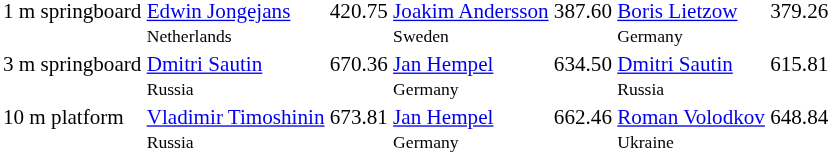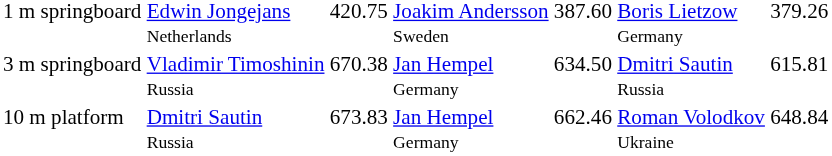(204, 76) Dmitri Sautin Russia -> (236, 76) Vladimir Timoshinin Russia
(359, 64) 670.36 -> (359, 64) 670.38
(236, 129) Vladimir Timoshinin Russia -> (204, 129) Dmitri Sautin Russia
(359, 117) 673.81 -> (359, 117) 673.83
